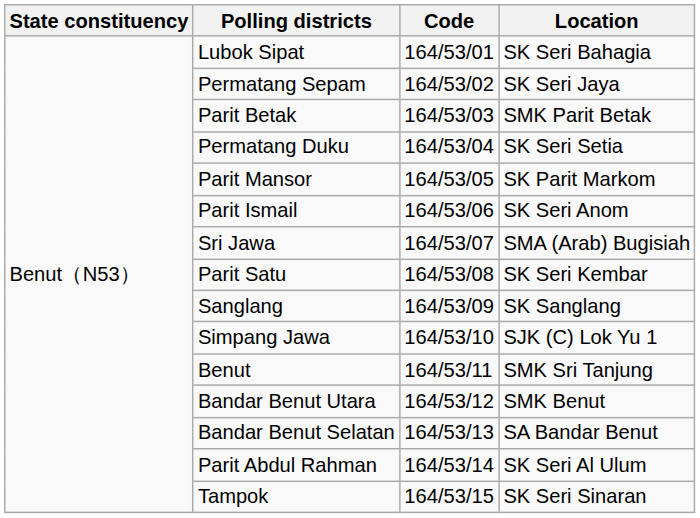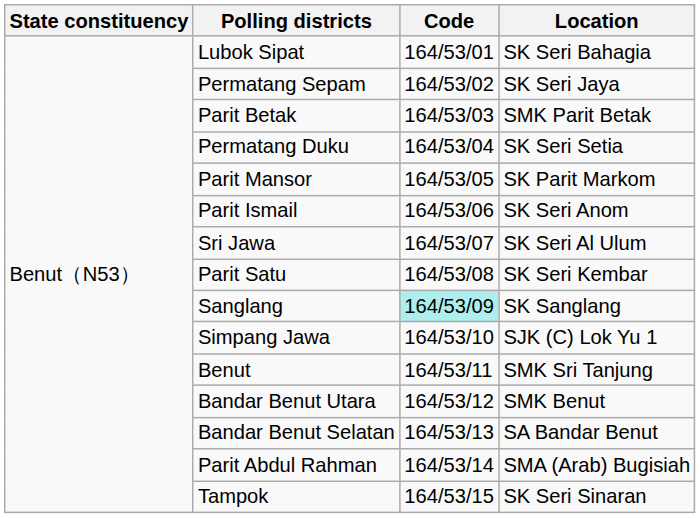(597, 242) SMA (Arab) Bugisiah -> (575, 242) SK Seri Al Ulum
(449, 306) no background -> (449, 306) paleturquoise background
(575, 464) SK Seri Al Ulum -> (597, 464) SMA (Arab) Bugisiah
